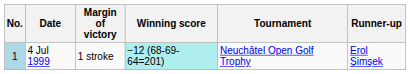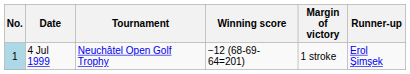columns swapped: (283, 24) <-> (100, 24)
(153, 56) paleturquoise background -> (234, 56) no background
